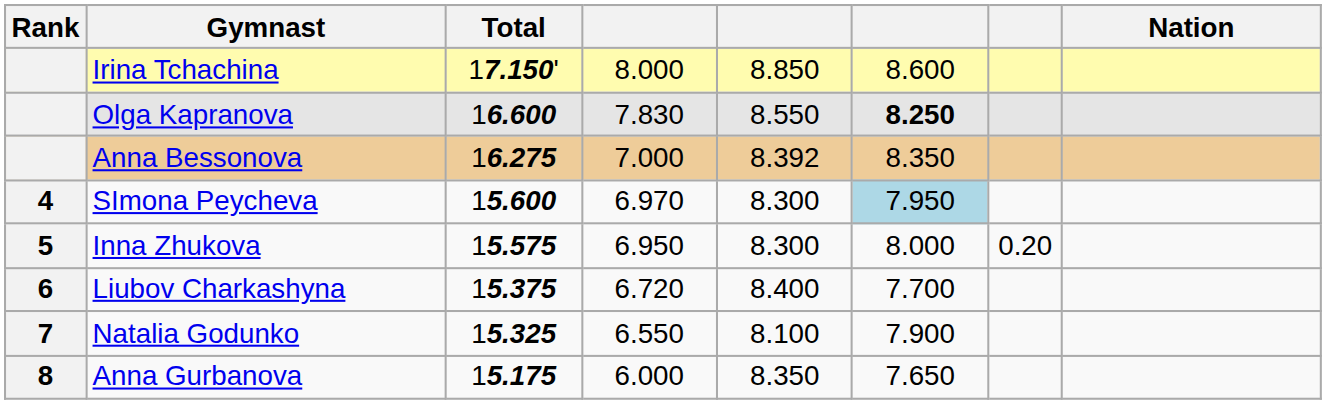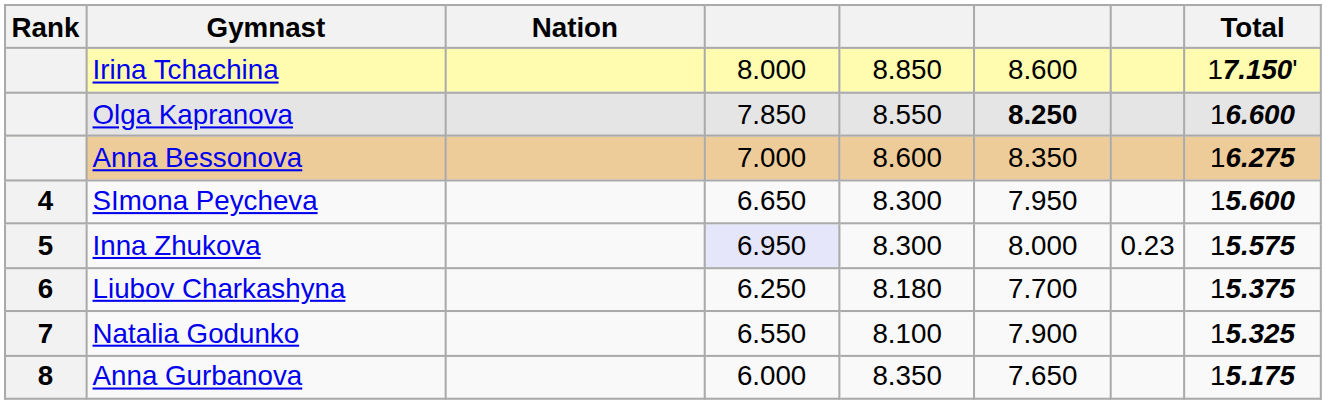columns swapped: (1191, 26) <-> (514, 26)
(649, 114) 7.830 -> (772, 114) 7.850
(785, 158) 8.392 -> (907, 158) 8.600
(649, 201) 6.970 -> (772, 201) 6.650
(920, 201) lightblue background -> (1043, 201) no background
(649, 245) no background -> (772, 245) lavender background
(1025, 245) 0.20 -> (1148, 245) 0.23
(649, 289) 6.720 -> (772, 289) 6.250
(785, 289) 8.400 -> (907, 289) 8.180
